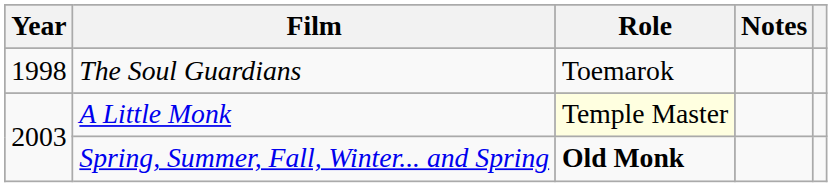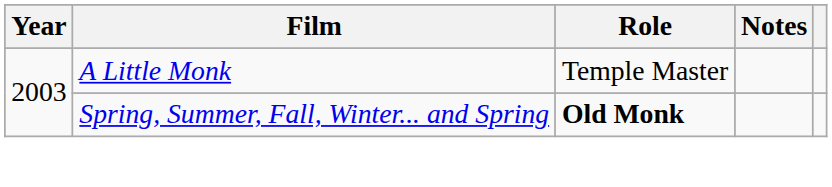- row: (190, 70)
(645, 114) lightyellow background -> (645, 70) no background
